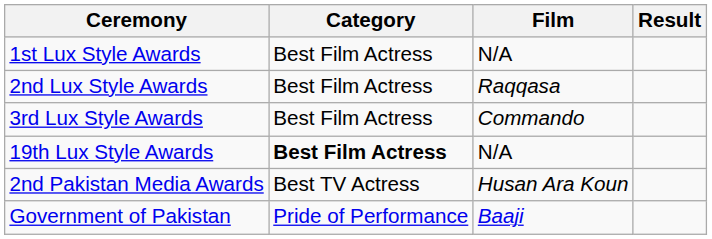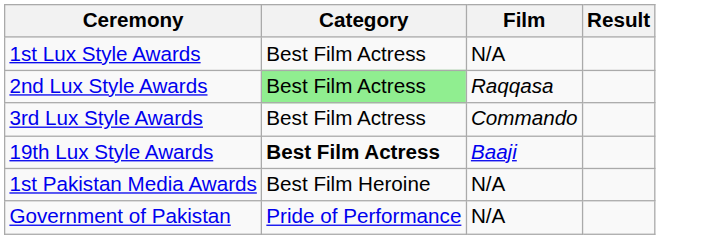(353, 86) no background -> (346, 86) lightgreen background
(495, 151) N/A -> (494, 151) Baaji
+ row: (133, 184)
- row: (137, 184)
(501, 217) Baaji -> (488, 217) N/A
